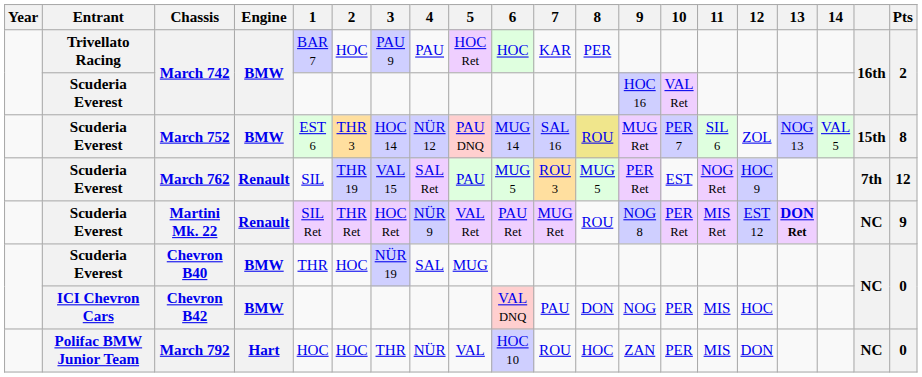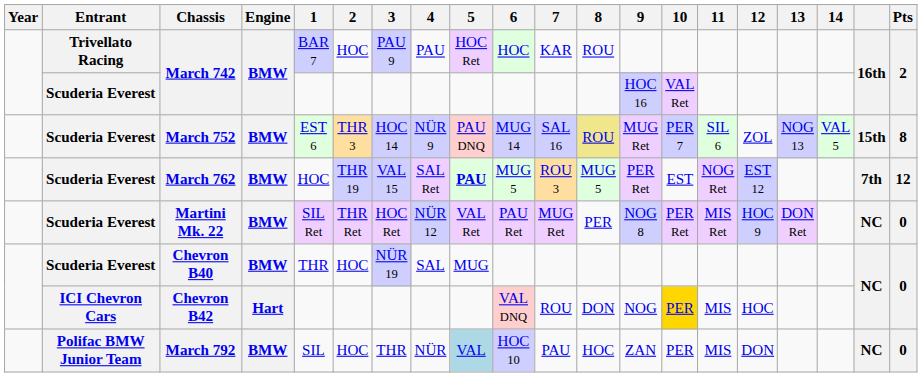(597, 51) PER -> (598, 51) ROU
(430, 136) NÜR 12 -> (430, 136) NÜR 9
(264, 179) Renault -> (268, 179) BMW
(313, 179) SIL -> (313, 179) HOC
(470, 179) normal -> (471, 179) bold
(757, 179) HOC 9 -> (758, 179) EST 12
(264, 222) Renault -> (268, 222) BMW
(430, 222) NÜR 9 -> (430, 222) NÜR 12
(597, 222) ROU -> (598, 222) PER
(757, 222) EST 12 -> (758, 222) HOC 9
(797, 222) bold -> (798, 222) normal
(903, 222) 9 -> (903, 222) 0
(264, 307) BMW -> (268, 307) Hart
(555, 307) PAU -> (556, 307) ROU
(679, 307) no background -> (680, 307) gold background
(264, 350) Hart -> (268, 350) BMW
(313, 350) HOC -> (313, 350) SIL
(470, 350) no background -> (471, 350) lightblue background
(555, 350) ROU -> (556, 350) PAU
